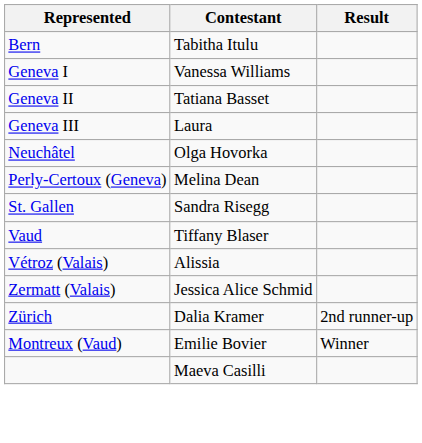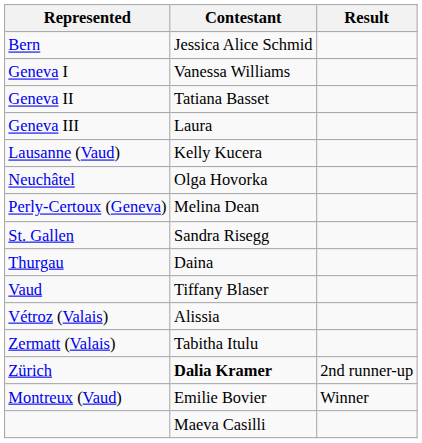(216, 45) Tabitha Itulu -> (243, 45) Jessica Alice Schmid
+ row: (64, 153)
+ row: (36, 261)
(243, 288) Jessica Alice Schmid -> (216, 343) Tabitha Itulu
(219, 315) normal -> (223, 370) bold
